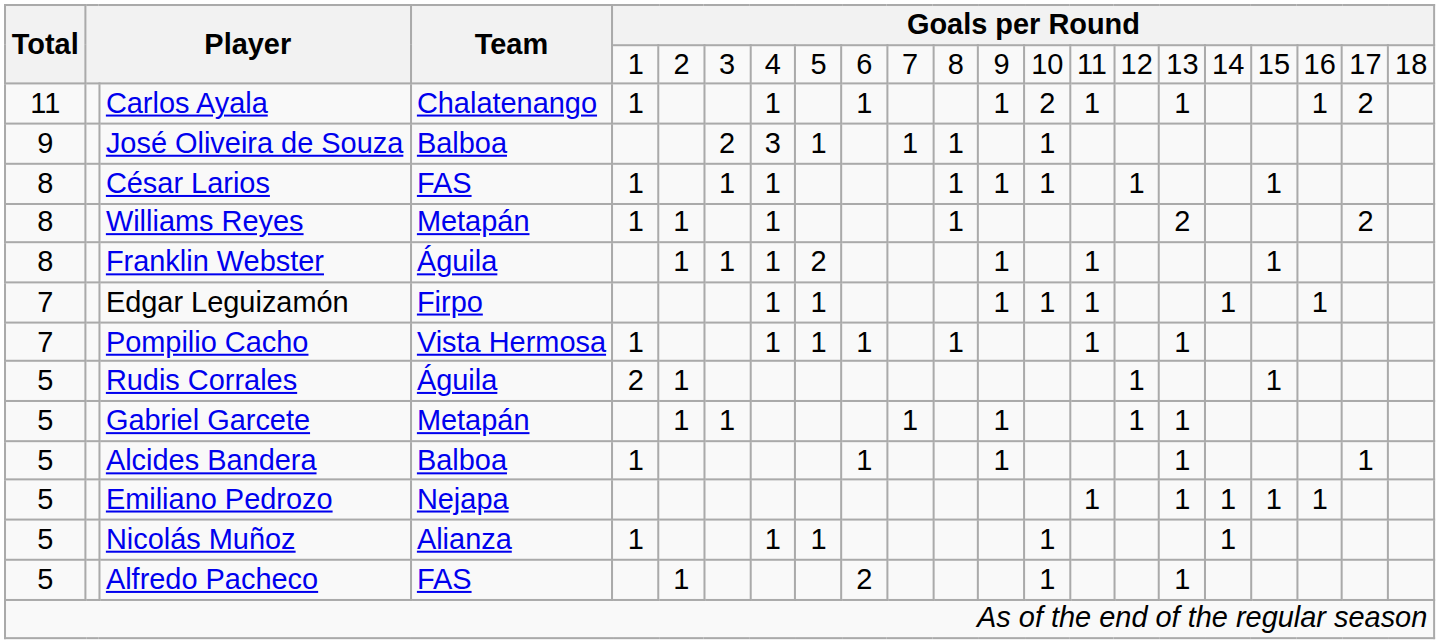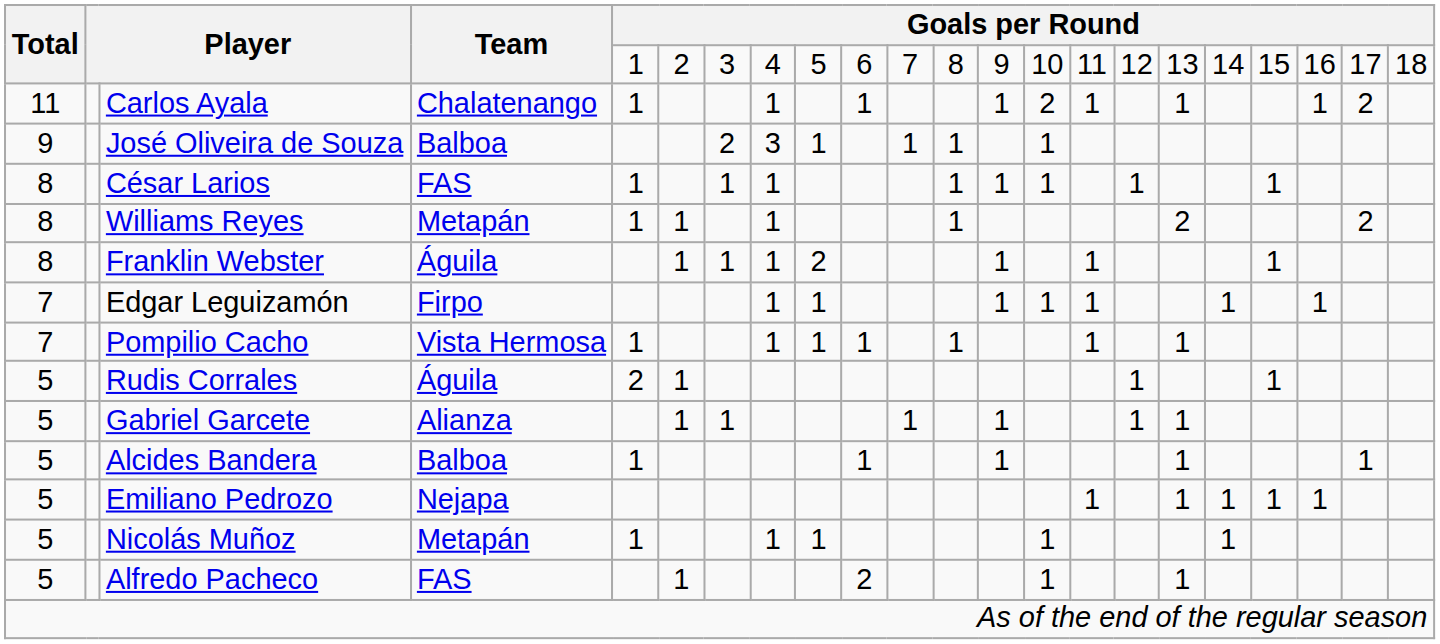(473, 420) Metapán -> (464, 420) Alianza
(464, 539) Alianza -> (473, 539) Metapán
